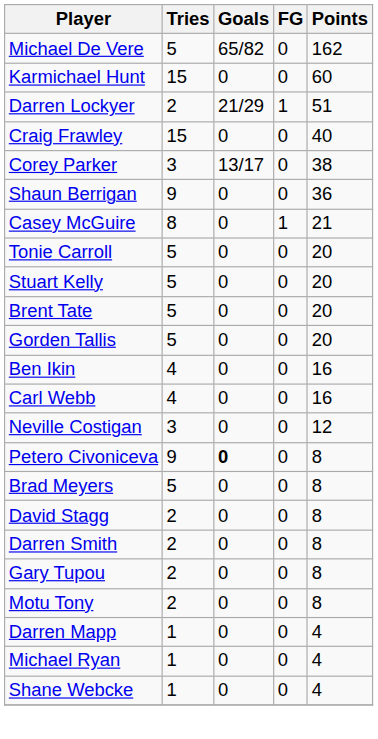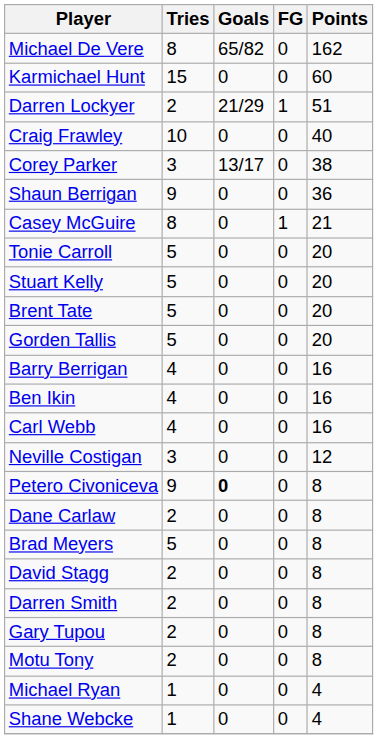(172, 48) 5 -> (172, 48) 8
(177, 135) 15 -> (177, 135) 10
+ row: (68, 369)
+ row: (62, 515)
- row: (63, 631)
